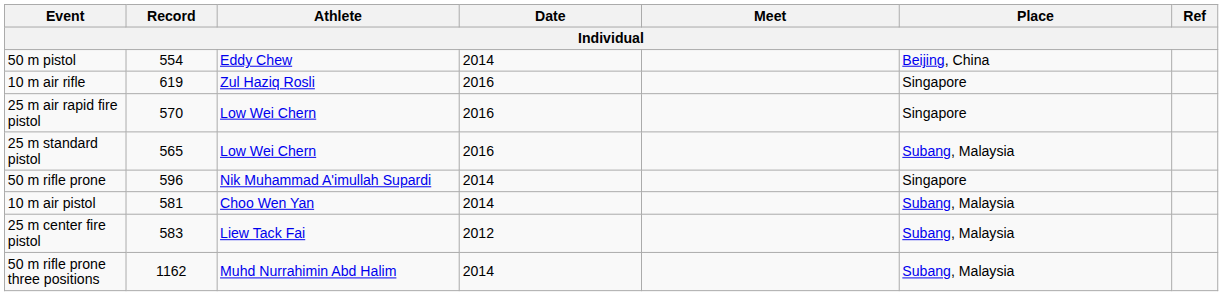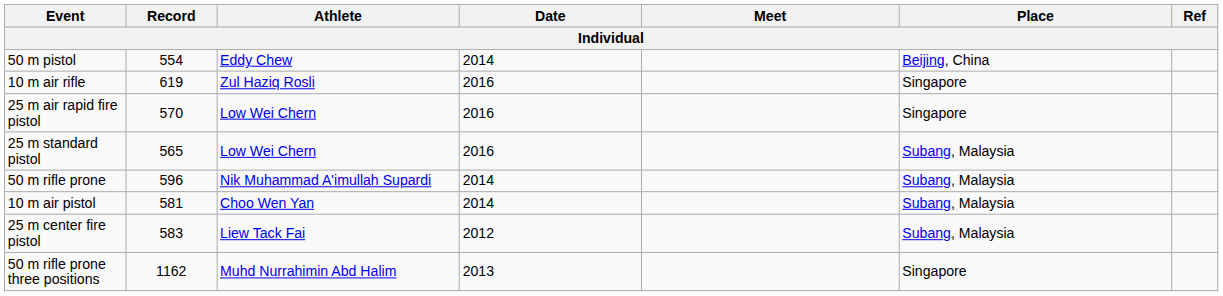(934, 181) Singapore -> (958, 181) Subang, Malaysia
(478, 272) 2014 -> (478, 272) 2013
(958, 272) Subang, Malaysia -> (934, 272) Singapore
